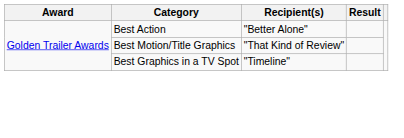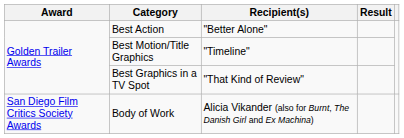(294, 45) "That Kind of Review" -> (227, 51) "Timeline"
(267, 62) "Timeline" -> (254, 79) "That Kind of Review"
+ row: (143, 113)
